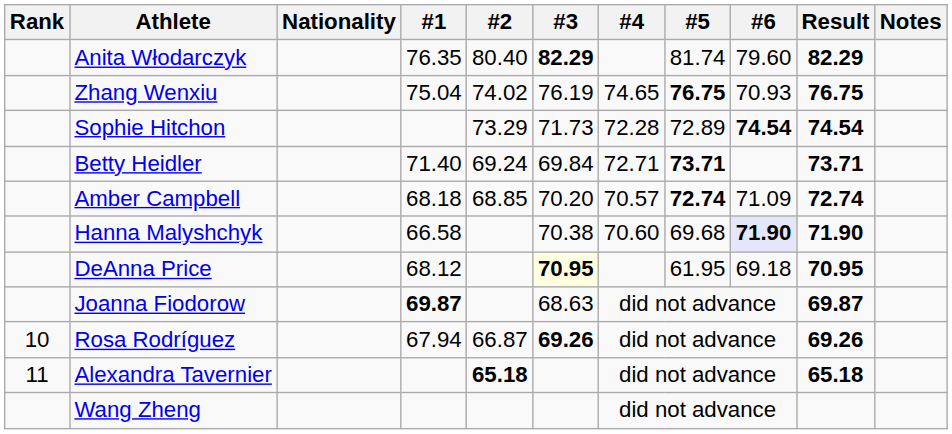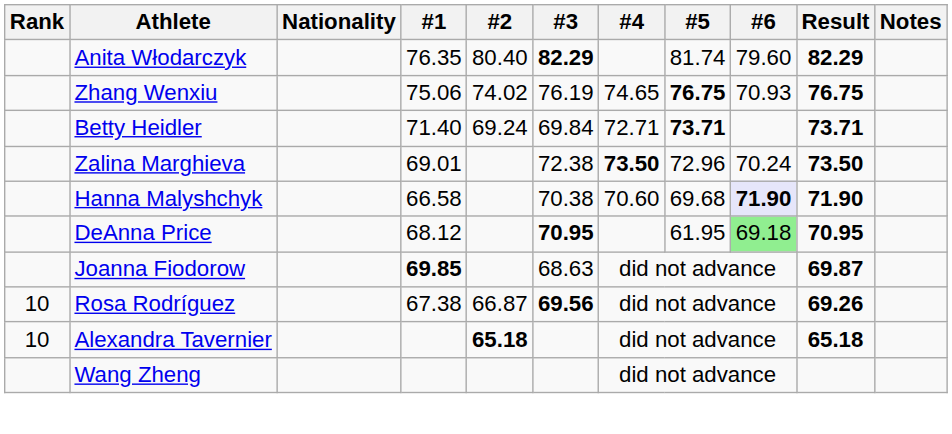(434, 92) 75.04 -> (434, 92) 75.06
- row: (150, 127)
+ row: (160, 163)
- row: (157, 198)
(566, 269) lightyellow background -> (566, 233) no background
(763, 269) no background -> (763, 233) lightgreen background
(434, 304) 69.87 -> (434, 269) 69.85
(434, 339) 67.94 -> (434, 304) 67.38
(566, 339) 69.26 -> (566, 304) 69.56
(37, 374) 11 -> (37, 339) 10
